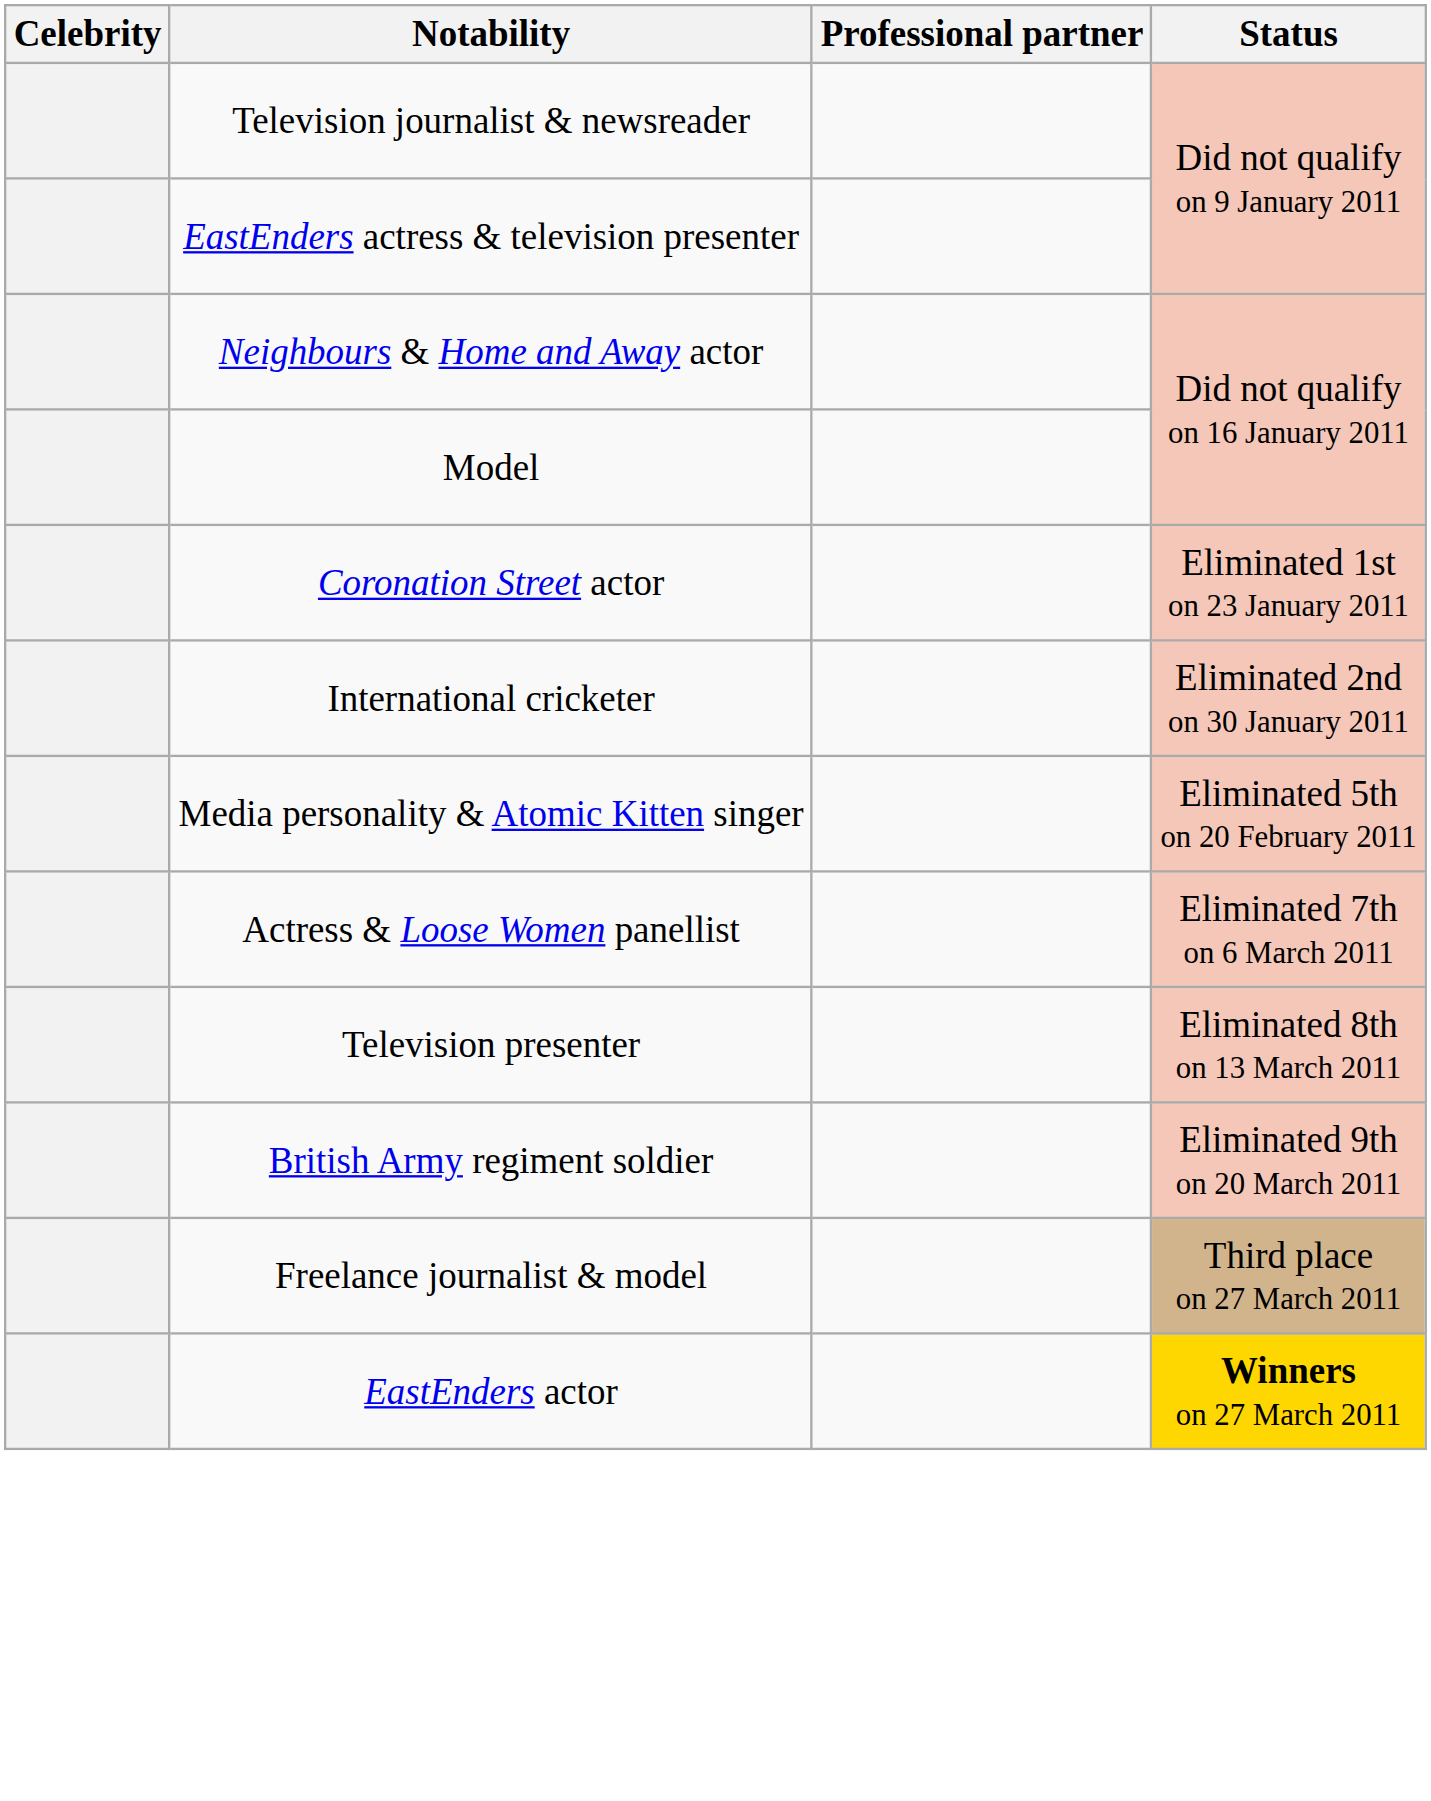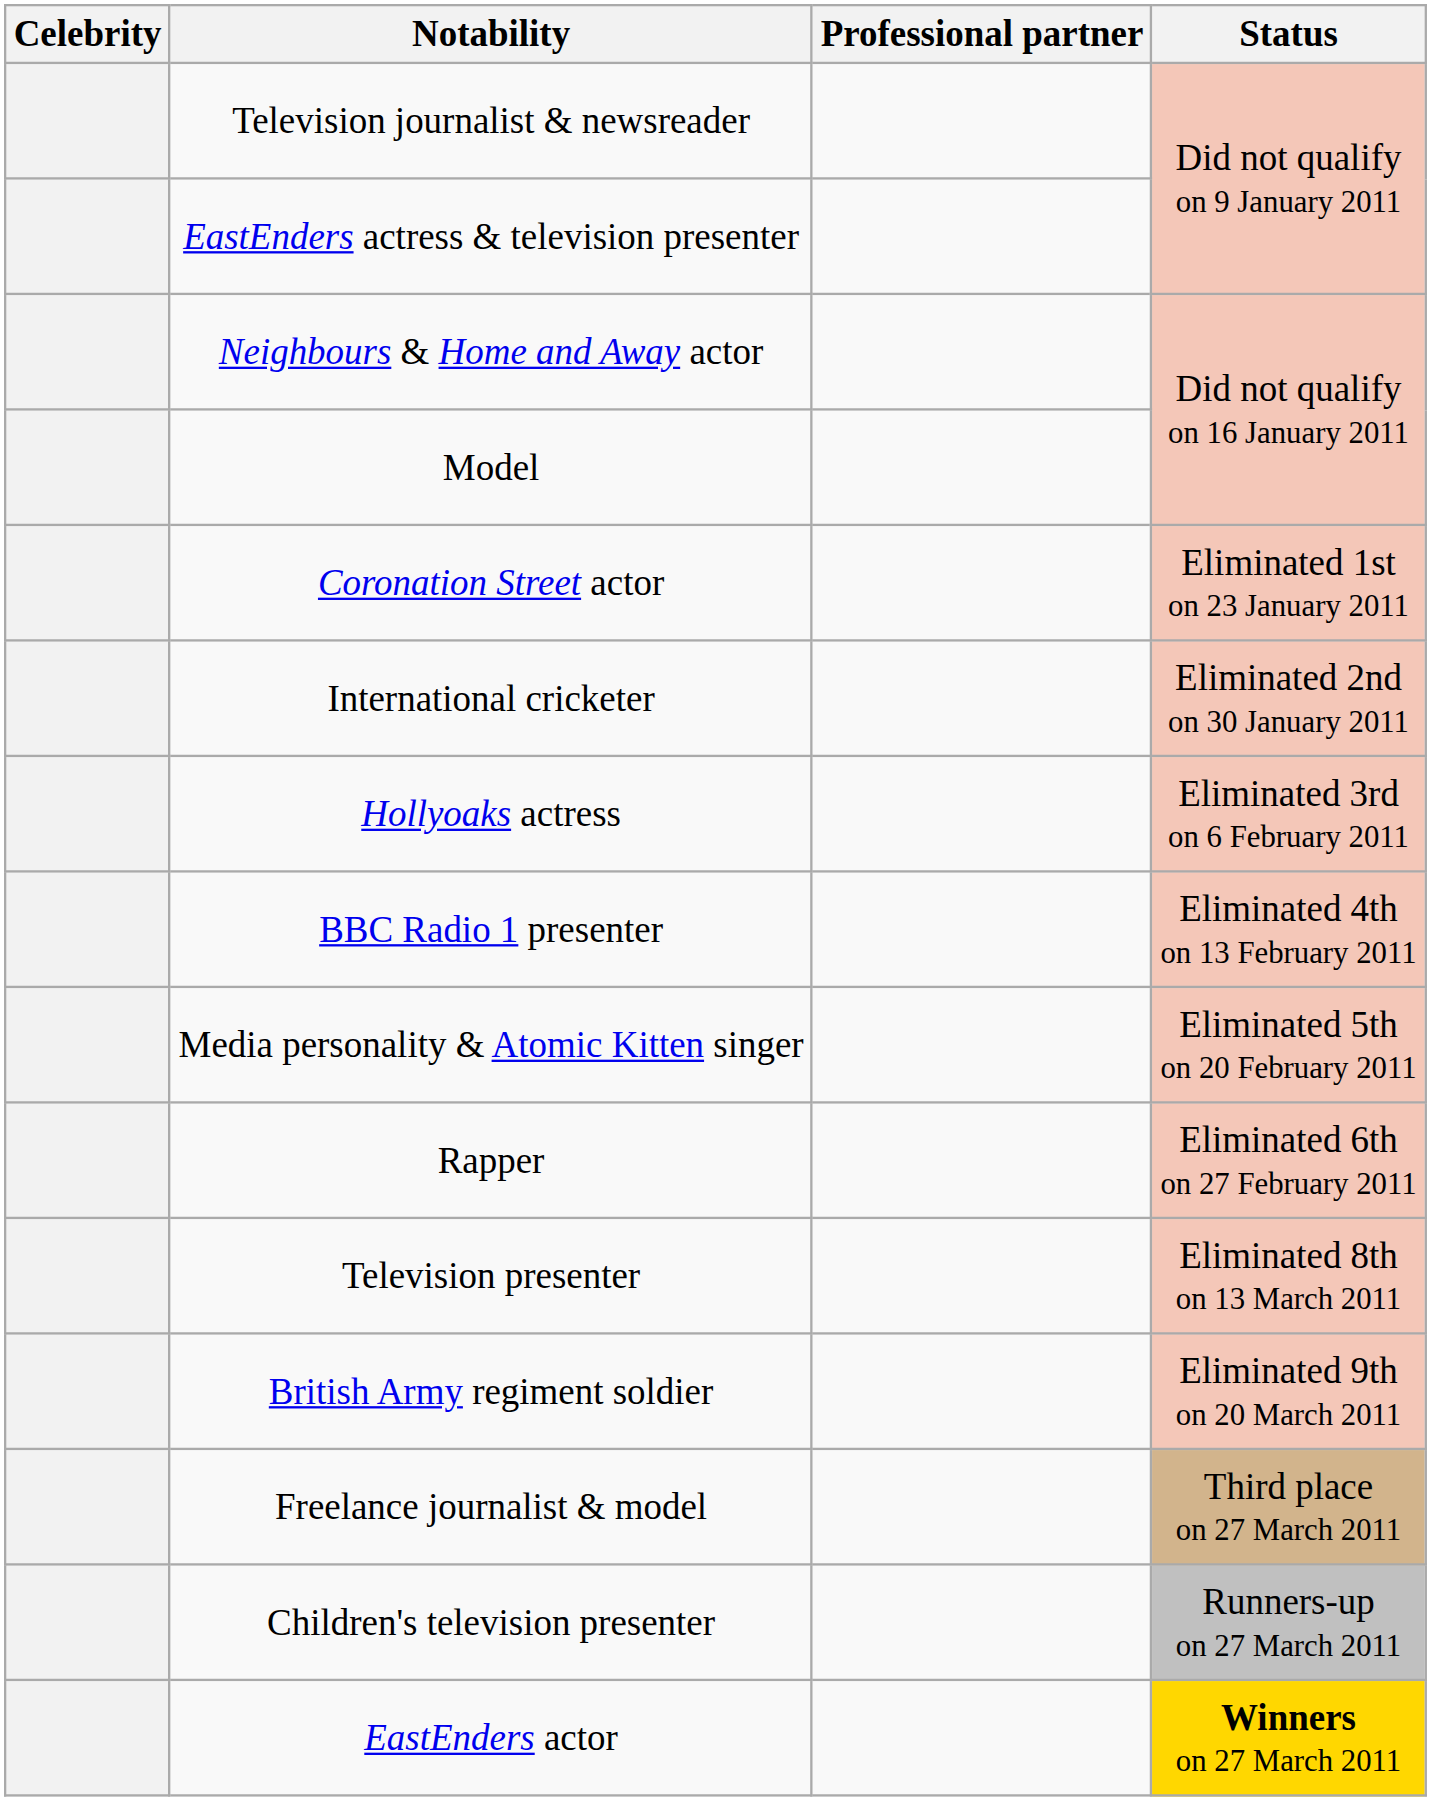+ row: (491, 813)
+ row: (491, 929)
+ row: (491, 1160)
- row: (491, 929)
+ row: (491, 1622)
